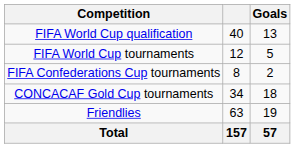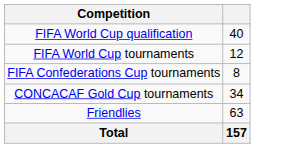- column: (270, 14)
